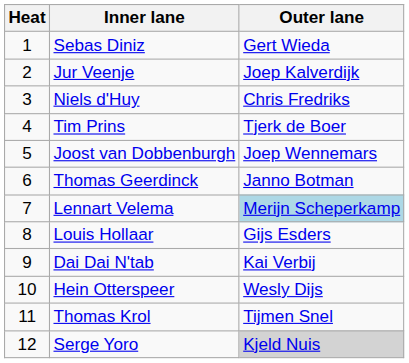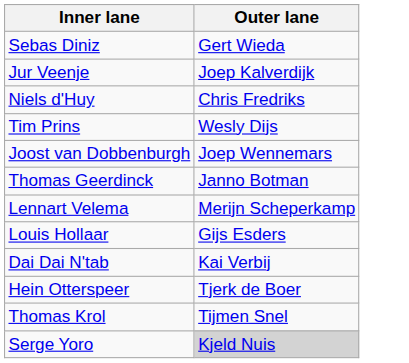- column: (27, 18)
(295, 126) Tjerk de Boer -> (238, 126) Wesly Dijs
(322, 208) lightblue background -> (277, 208) no background
(283, 289) Wesly Dijs -> (250, 289) Tjerk de Boer
